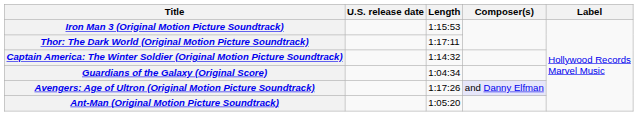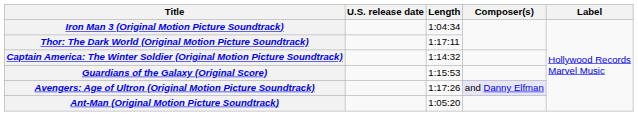(444, 27) 1:15:53 -> (444, 27) 1:04:34
(444, 73) 1:04:34 -> (444, 73) 1:15:53
